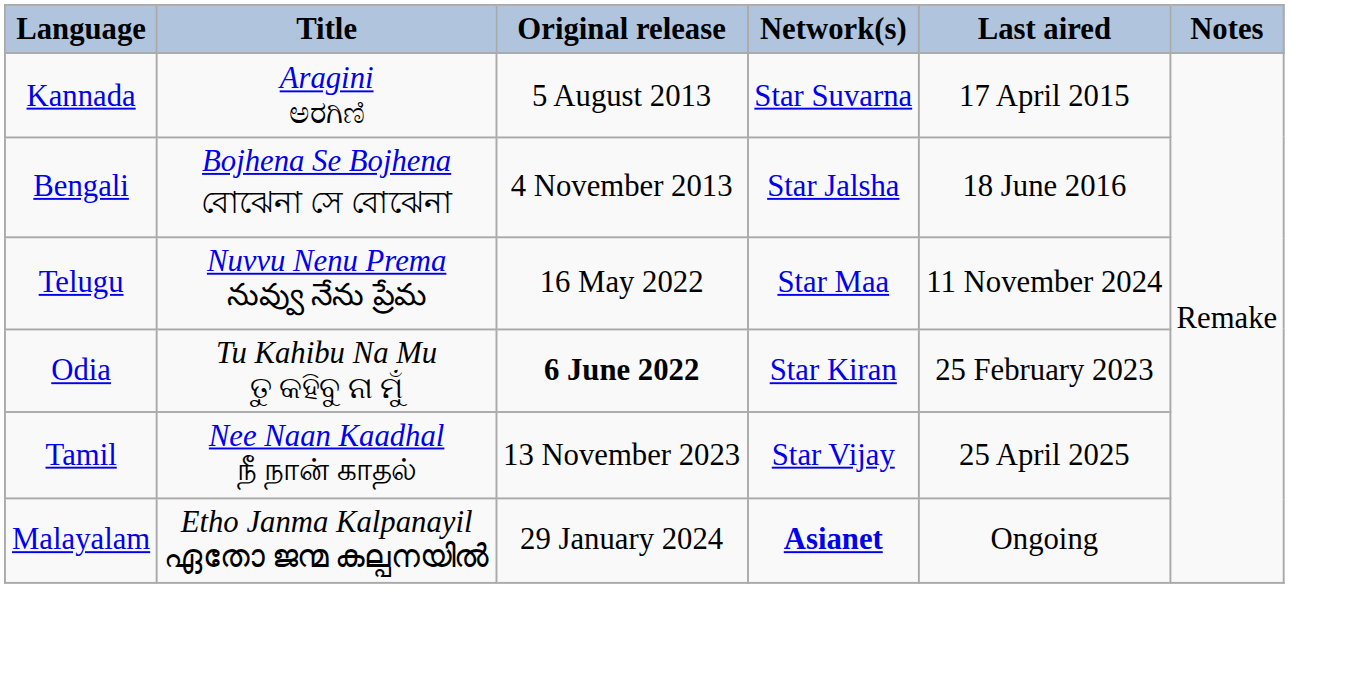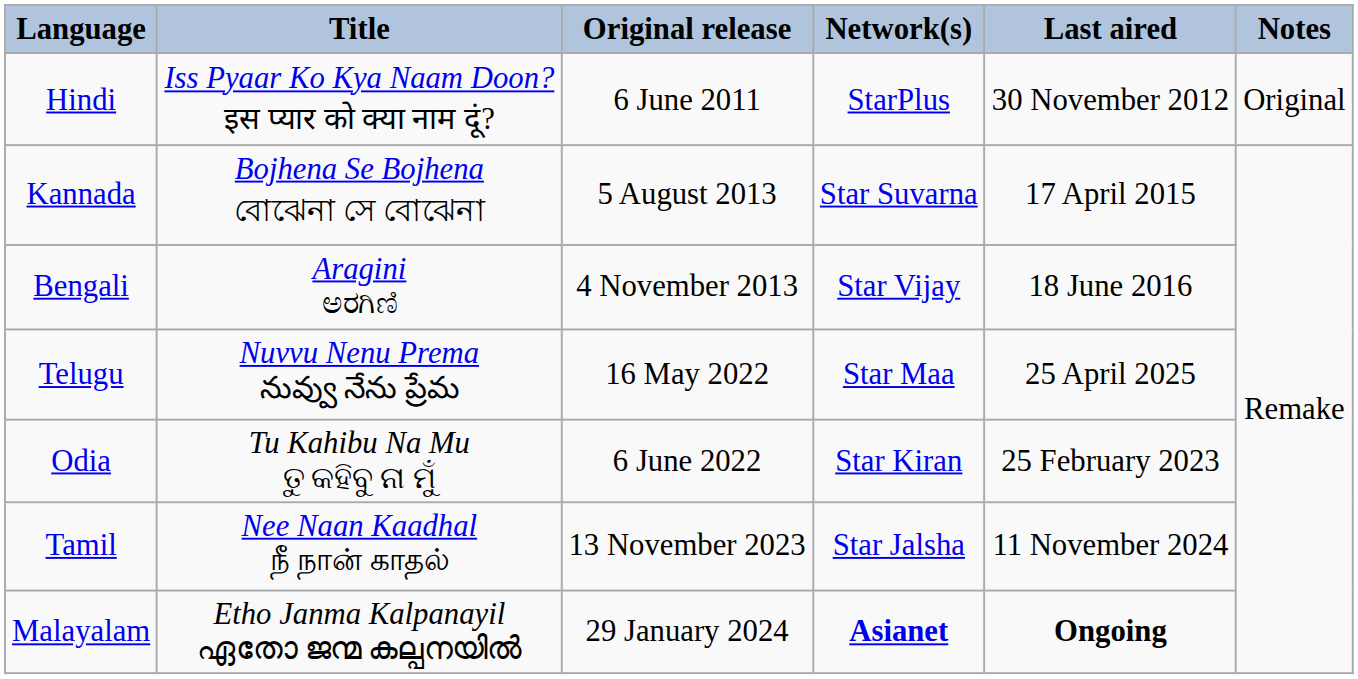+ row: (81, 98)
(327, 94) Aragini ಅರಗಿಣಿ -> (359, 189) Bojhena Se Bojhena বোঝেনা সে বোঝেনা
(327, 181) Bojhena Se Bojhena বোঝেনা সে বোঝেনা -> (359, 286) Aragini ಅರಗಿಣಿ
(833, 186) Star Jalsha -> (899, 286) Star Vijay
(1044, 282) 11 November 2024 -> (1110, 373) 25 April 2025
(622, 369) bold -> (687, 460) normal
(833, 454) Star Vijay -> (899, 545) Star Jalsha
(1044, 454) 25 April 2025 -> (1110, 545) 11 November 2024
(1044, 540) normal -> (1110, 631) bold
